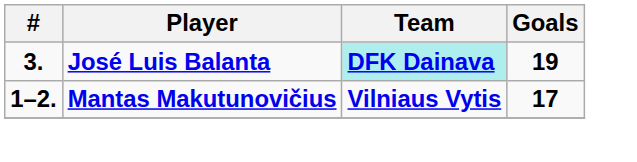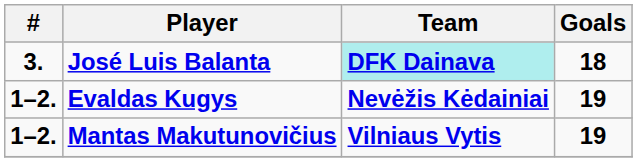(545, 61) 19 -> (593, 61) 18
+ row: (152, 99)
(545, 99) 17 -> (593, 136) 19
